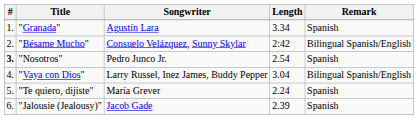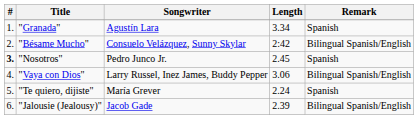(281, 59) 2.54 -> (281, 59) 2.45
(281, 75) 3.04 -> (281, 75) 3.06
(323, 106) Spanish -> (359, 106) Bilingual Spanish/English
